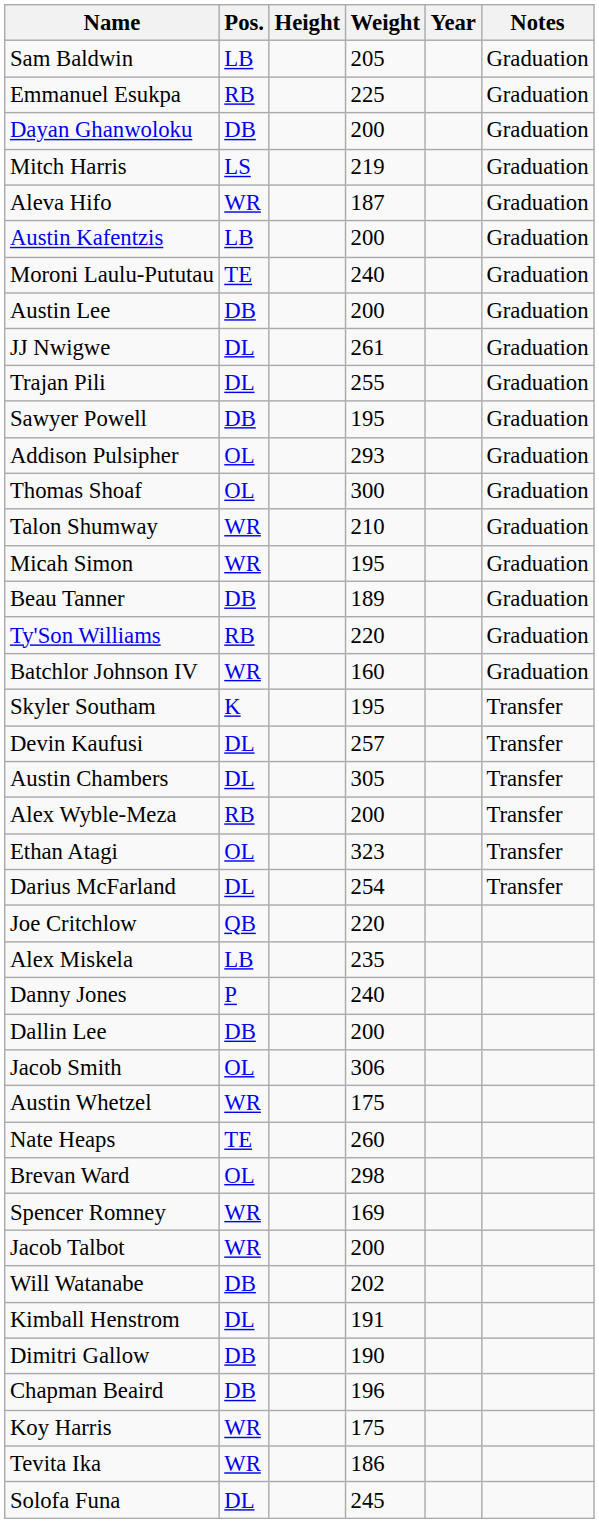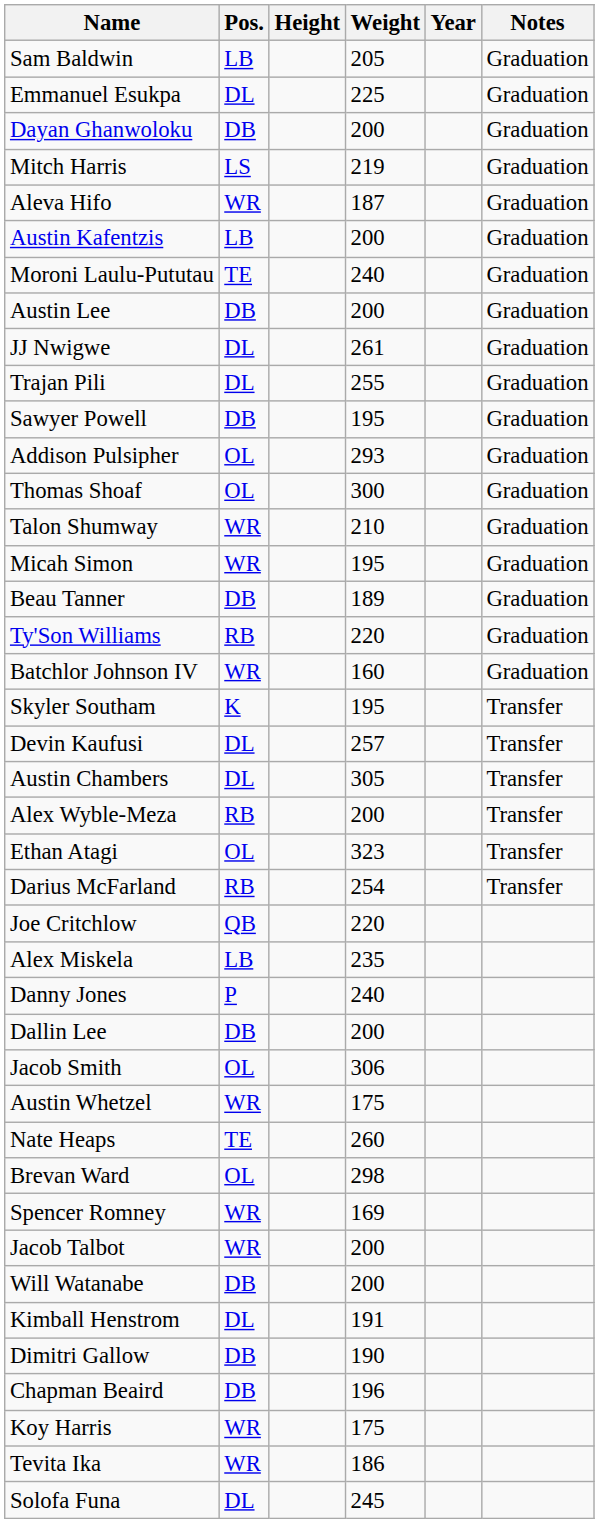(239, 94) RB -> (239, 94) DL
(239, 887) DL -> (239, 887) RB
(368, 1283) 202 -> (368, 1283) 200
